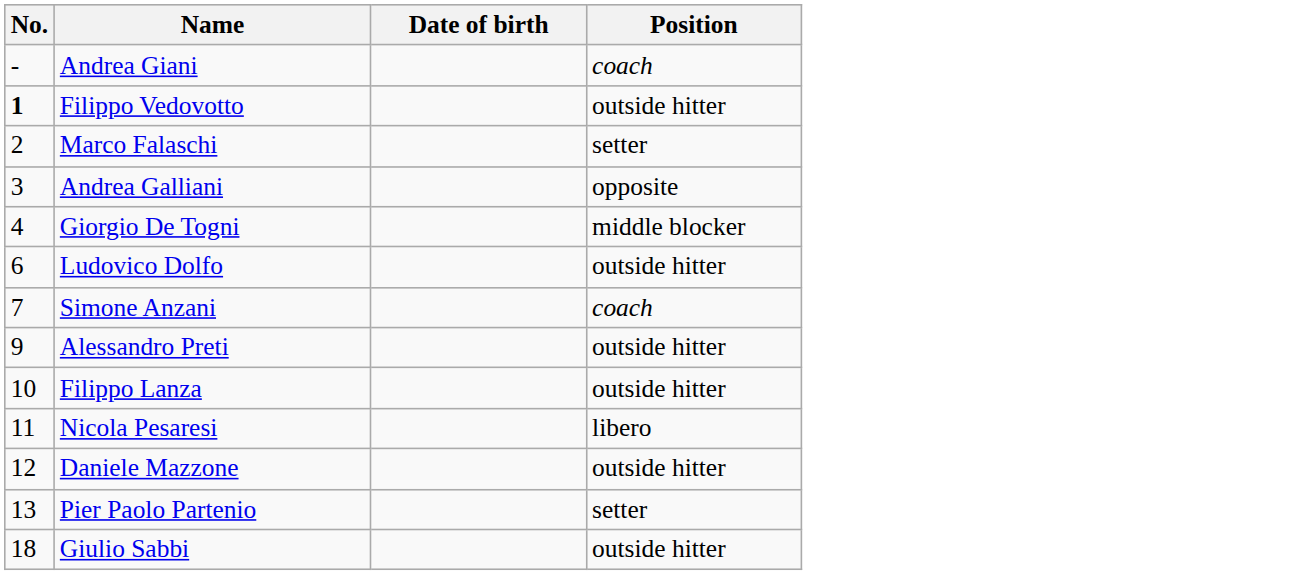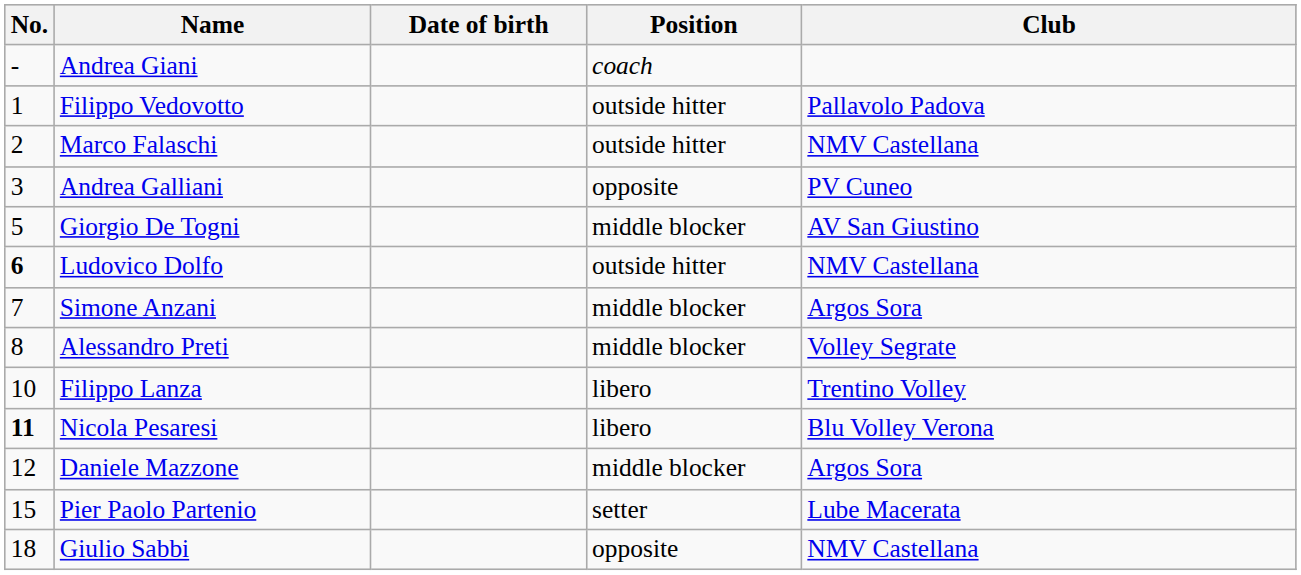+ column: (1049, 24)
(17, 105) bold -> (17, 105) normal
(620, 145) setter -> (659, 145) outside hitter
(17, 226) 4 -> (17, 226) 5
(17, 266) normal -> (17, 266) bold
(622, 307) coach -> (669, 307) middle blocker
(17, 347) 9 -> (17, 347) 8
(659, 347) outside hitter -> (669, 347) middle blocker
(659, 387) outside hitter -> (622, 387) libero
(23, 428) normal -> (23, 428) bold
(659, 468) outside hitter -> (669, 468) middle blocker
(23, 508) 13 -> (23, 508) 15
(659, 549) outside hitter -> (635, 549) opposite
